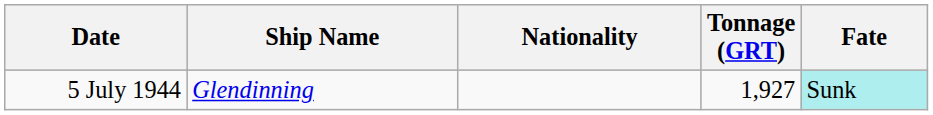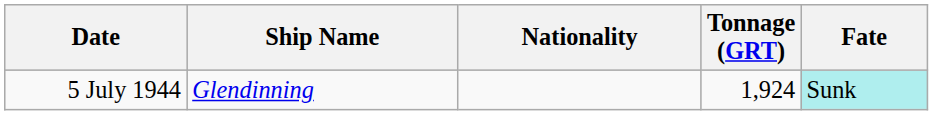(768, 89) 1,927 -> (768, 89) 1,924
